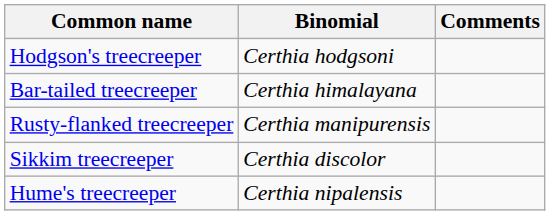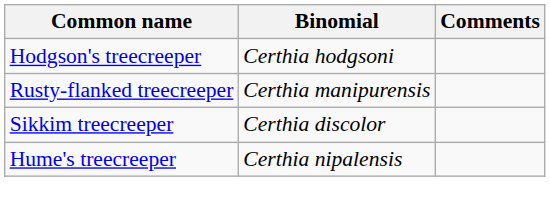- row: (103, 90)
